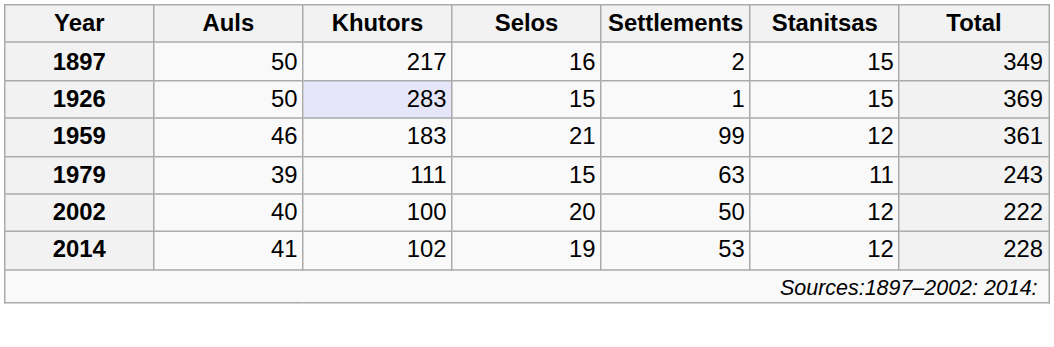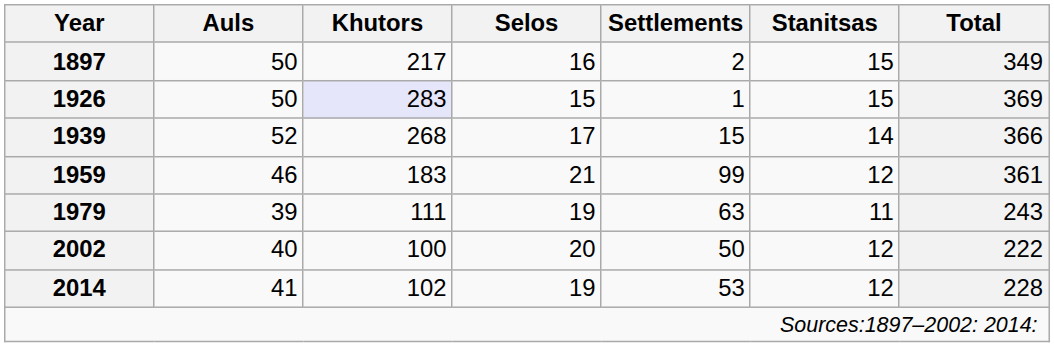+ row: (79, 136)
(582, 174) 15 -> (582, 212) 19
